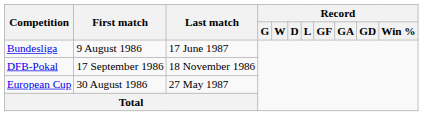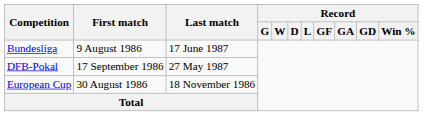(212, 66) 18 November 1986 -> (199, 66) 27 May 1987
(199, 84) 27 May 1987 -> (212, 84) 18 November 1986
